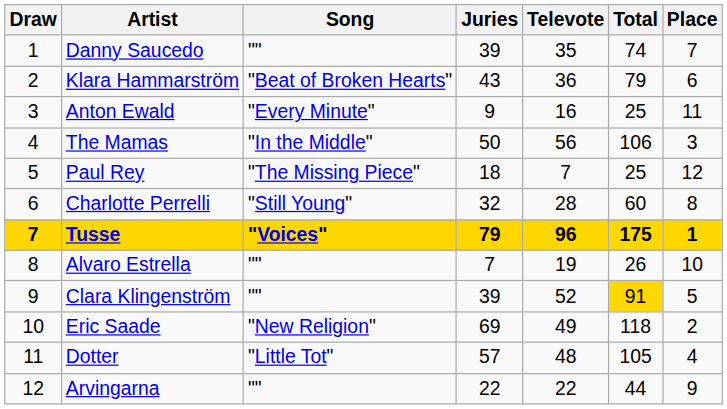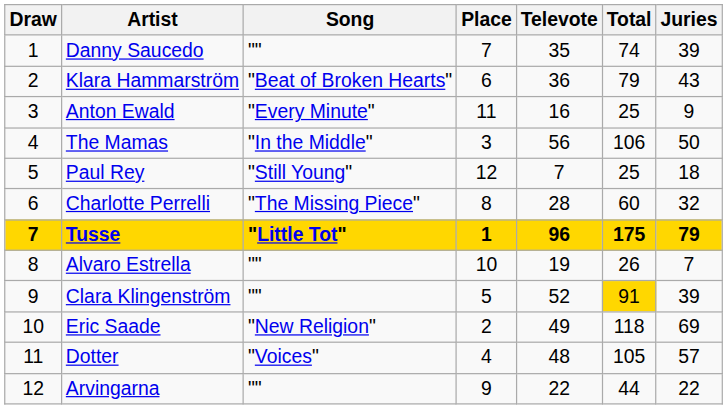columns swapped: (490, 19) <-> (692, 19)
(334, 173) "The Missing Piece" -> (300, 173) "Still Young"
(300, 204) "Still Young" -> (334, 204) "The Missing Piece"
(288, 234) "Voices" -> (297, 234) "Little Tot"
(291, 357) "Little Tot" -> (283, 357) "Voices"
